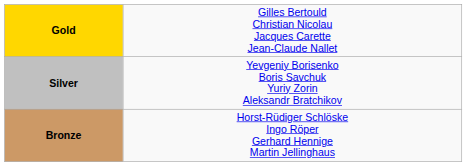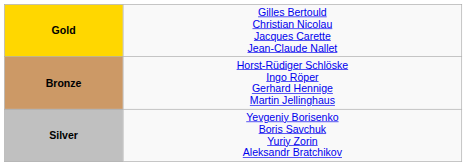rows swapped: (64, 83) <-> (64, 135)
